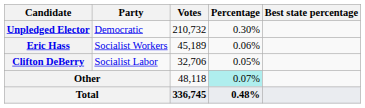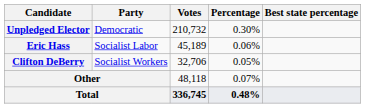(131, 45) Socialist Workers -> (126, 45) Socialist Labor
(126, 62) Socialist Labor -> (131, 62) Socialist Workers
(246, 78) paleturquoise background -> (246, 78) no background
